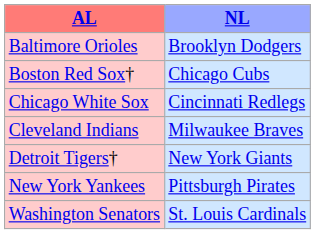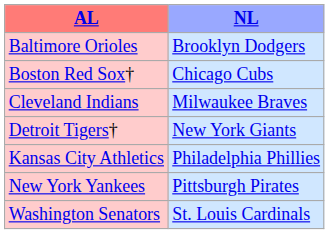- row: (79, 102)
+ row: (86, 158)
